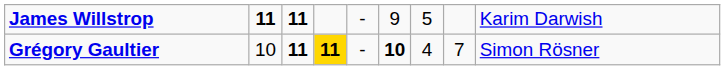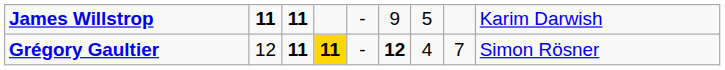(265, 49) 10 -> (265, 49) 12
(395, 49) 10 -> (395, 49) 12
